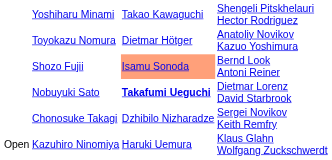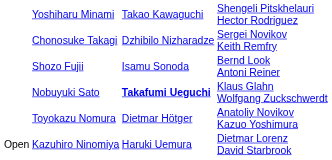rows swapped: (74, 40) <-> (75, 118)
(155, 66) lightsalmon background -> (155, 66) no background
(254, 92) Dietmar Lorenz David Starbrook -> (272, 92) Klaus Glahn Wolfgang Zuckschwerdt
(272, 144) Klaus Glahn Wolfgang Zuckschwerdt -> (254, 144) Dietmar Lorenz David Starbrook
